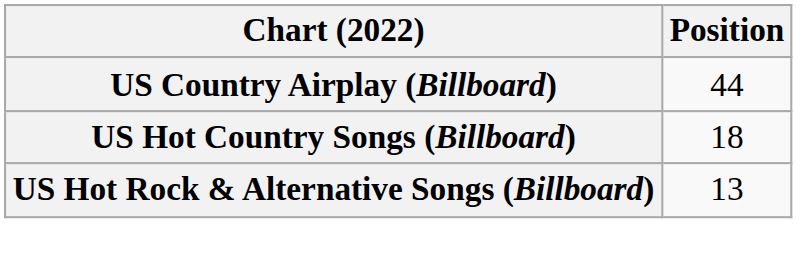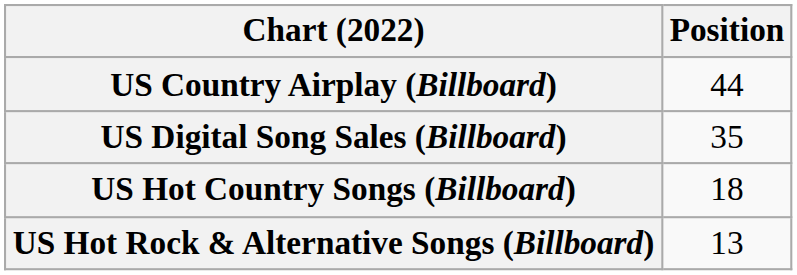+ row: (333, 136)
